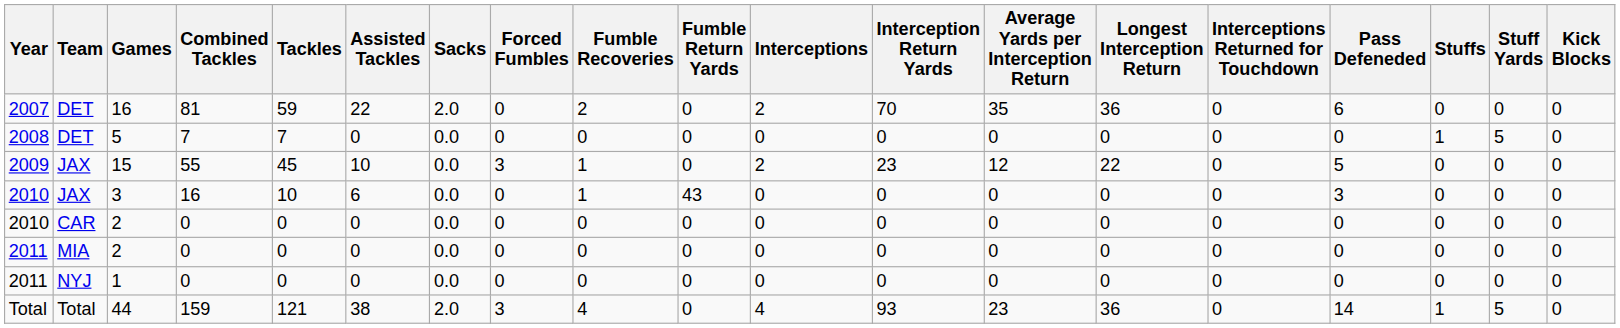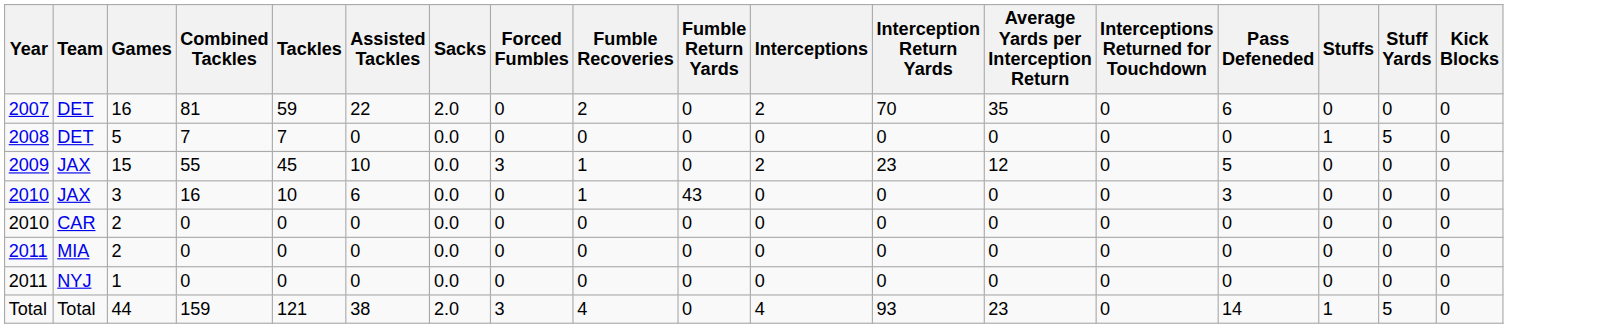- column: (1152, 49)
